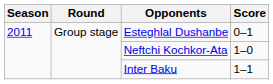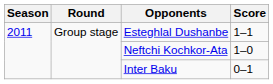(243, 32) 0–1 -> (243, 32) 1–1
(243, 69) 1–1 -> (243, 69) 0–1
